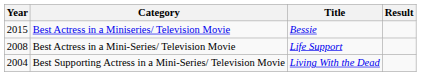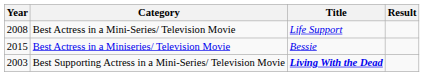rows swapped: (131, 29) <-> (134, 46)
(17, 63) 2004 -> (17, 63) 2003
(335, 63) normal -> (336, 63) bold
